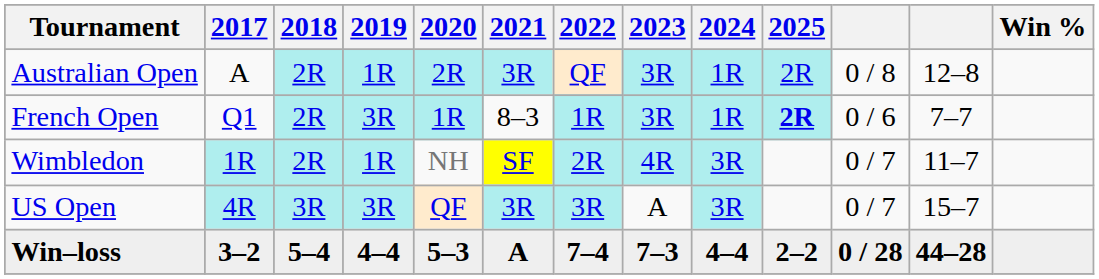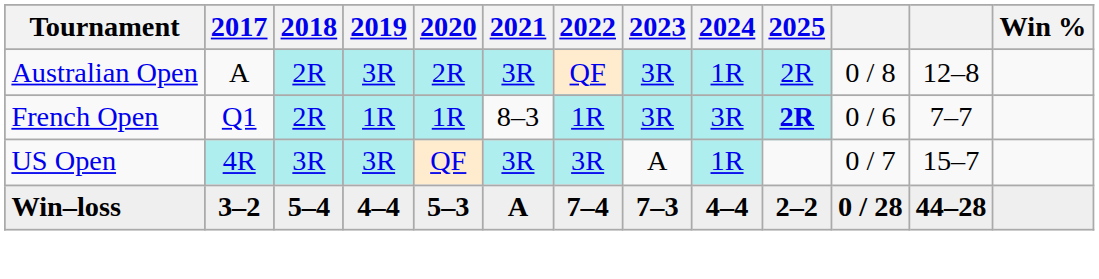(379, 71) 1R -> (379, 71) 3R
(379, 116) 3R -> (379, 116) 1R
(727, 116) 1R -> (727, 116) 3R
- row: (78, 161)
(727, 206) 3R -> (727, 161) 1R
